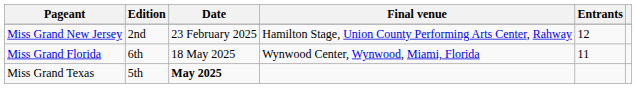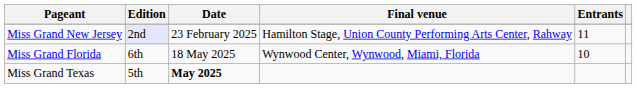(137, 34) no background -> (137, 34) lavender background
(584, 34) 12 -> (583, 34) 11
(583, 54) 11 -> (584, 54) 10
